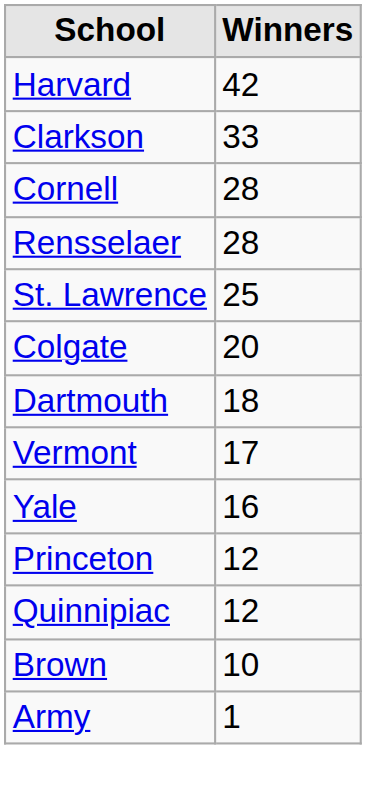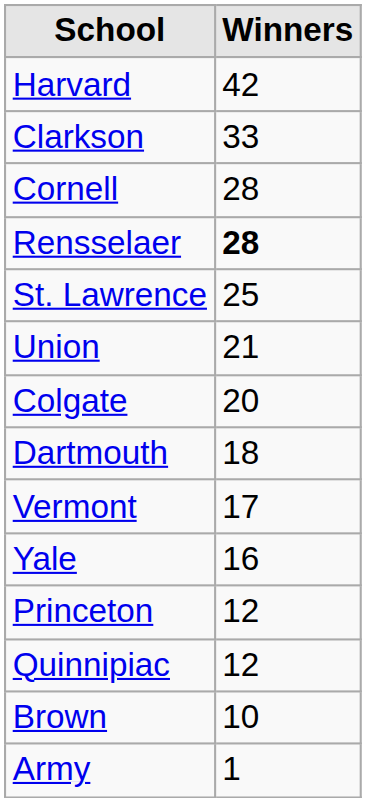(241, 242) normal -> (241, 242) bold
+ row: (56, 347)
